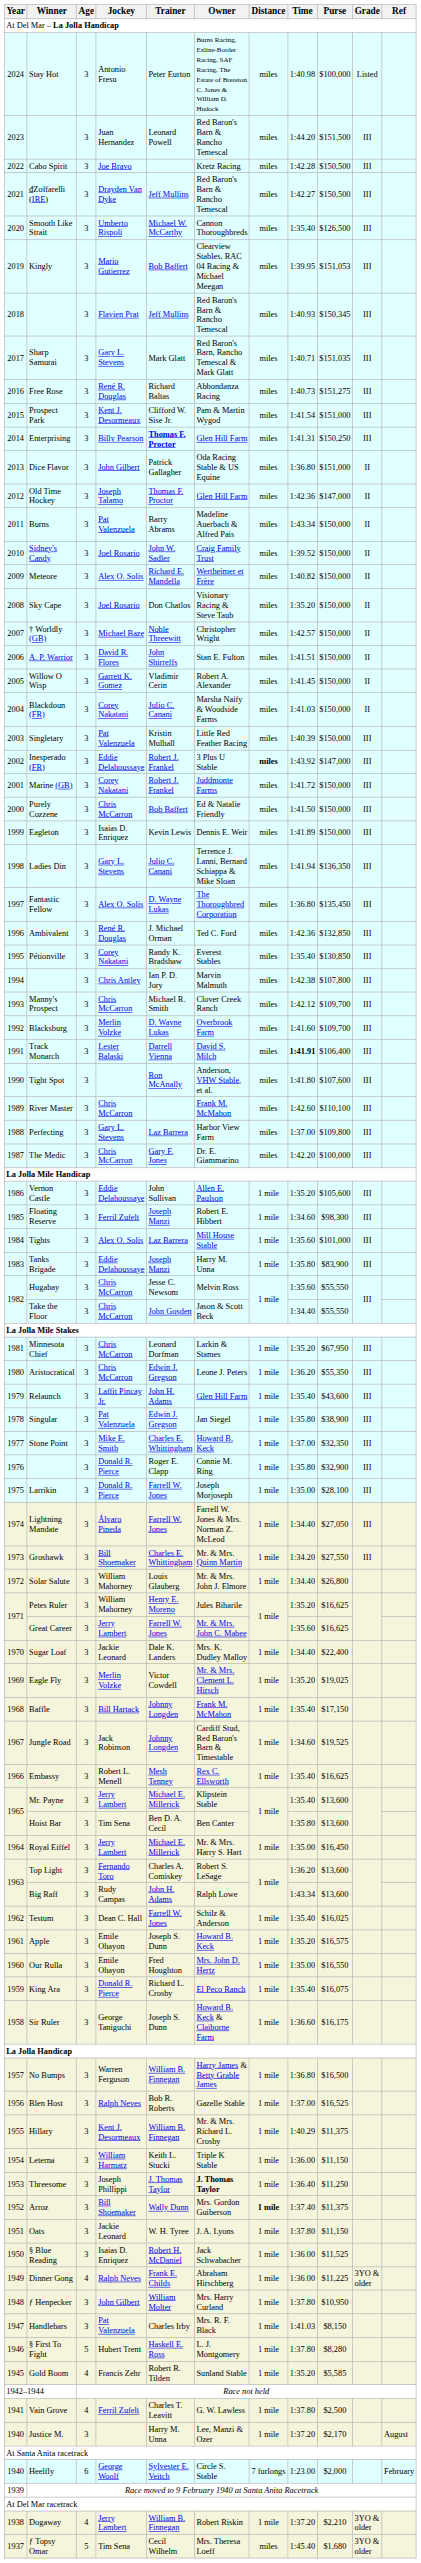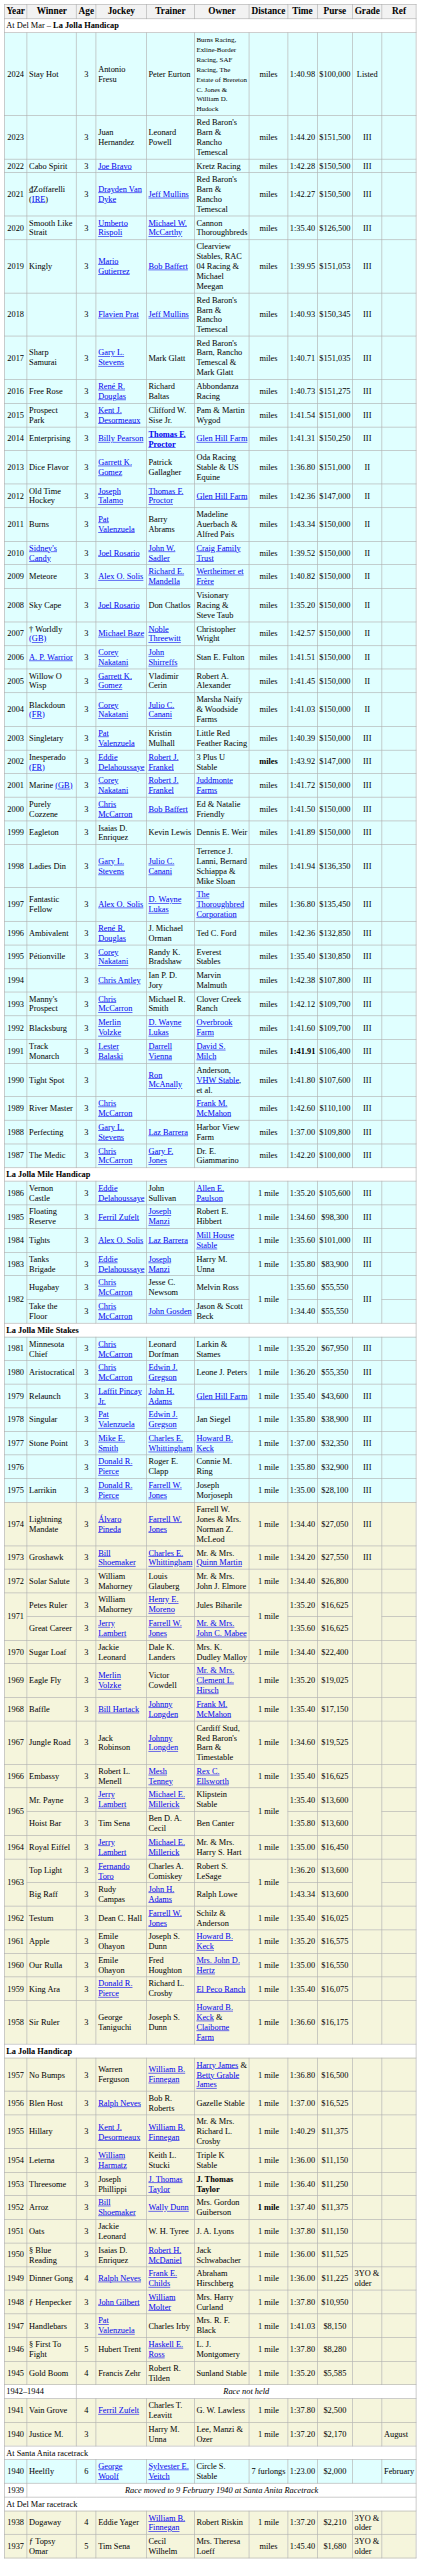(119, 467) John Gilbert -> (115, 467) Garrett K. Gomez
(113, 657) David R. Flores -> (113, 657) Corey Nakatani
(112, 2522) Jerry Lambert -> (119, 2522) Eddie Yager
